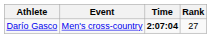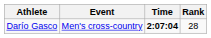(193, 26) 27 -> (193, 26) 28
